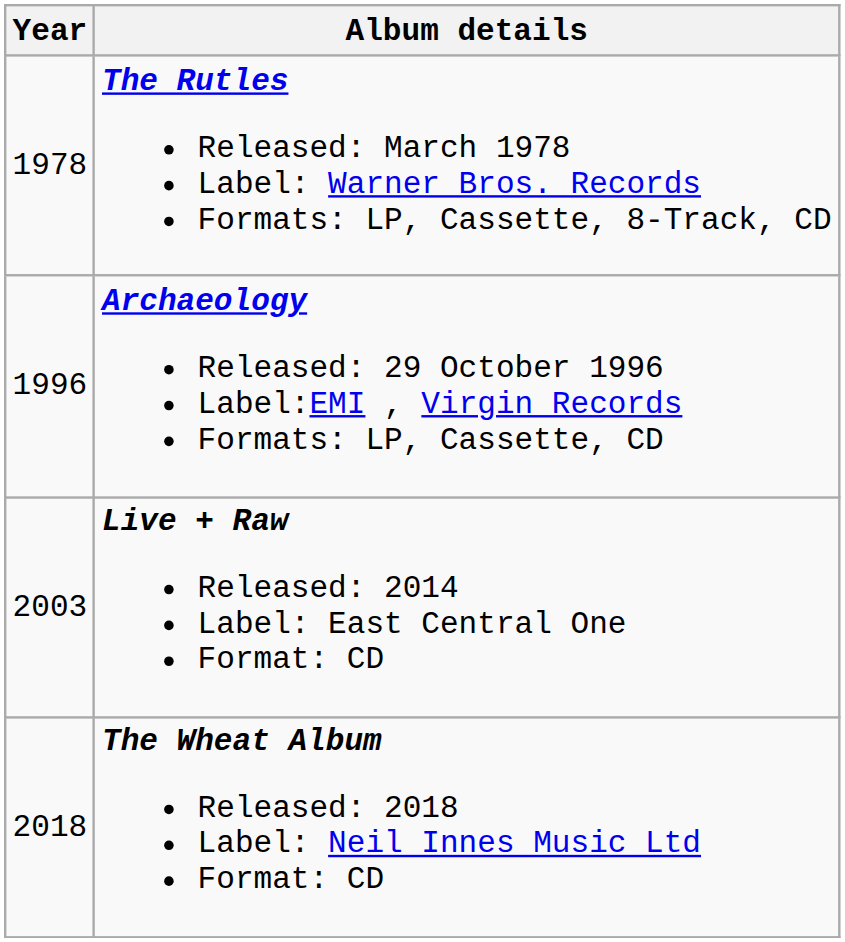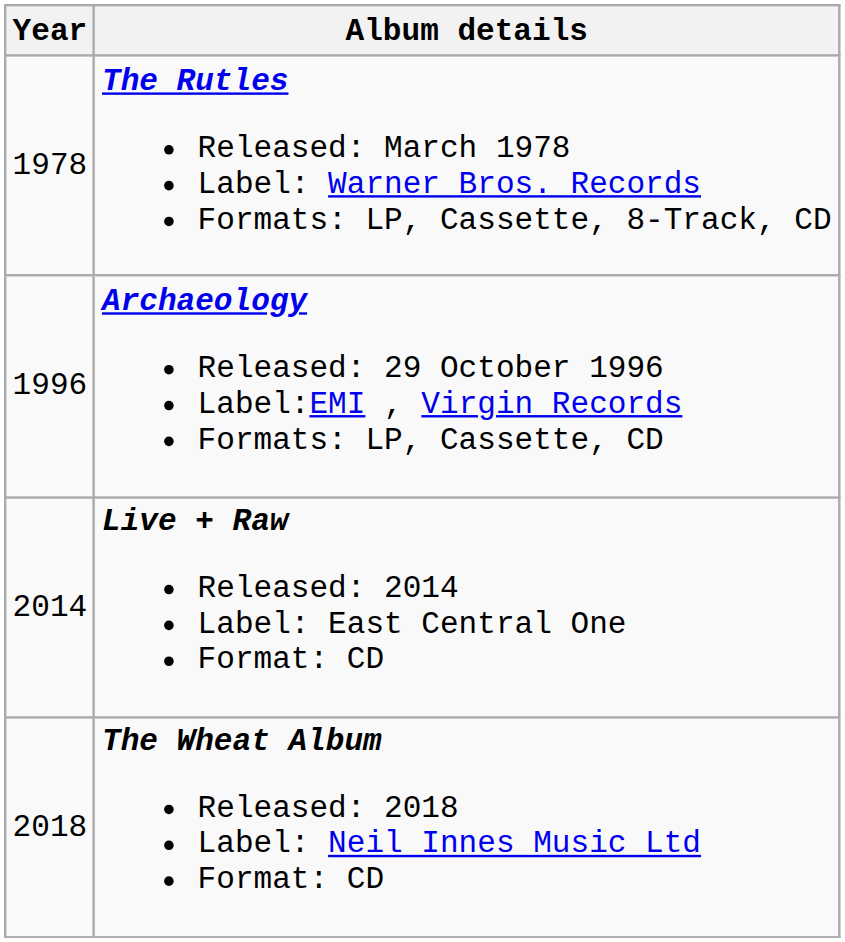(50, 607) 2003 -> (50, 607) 2014
